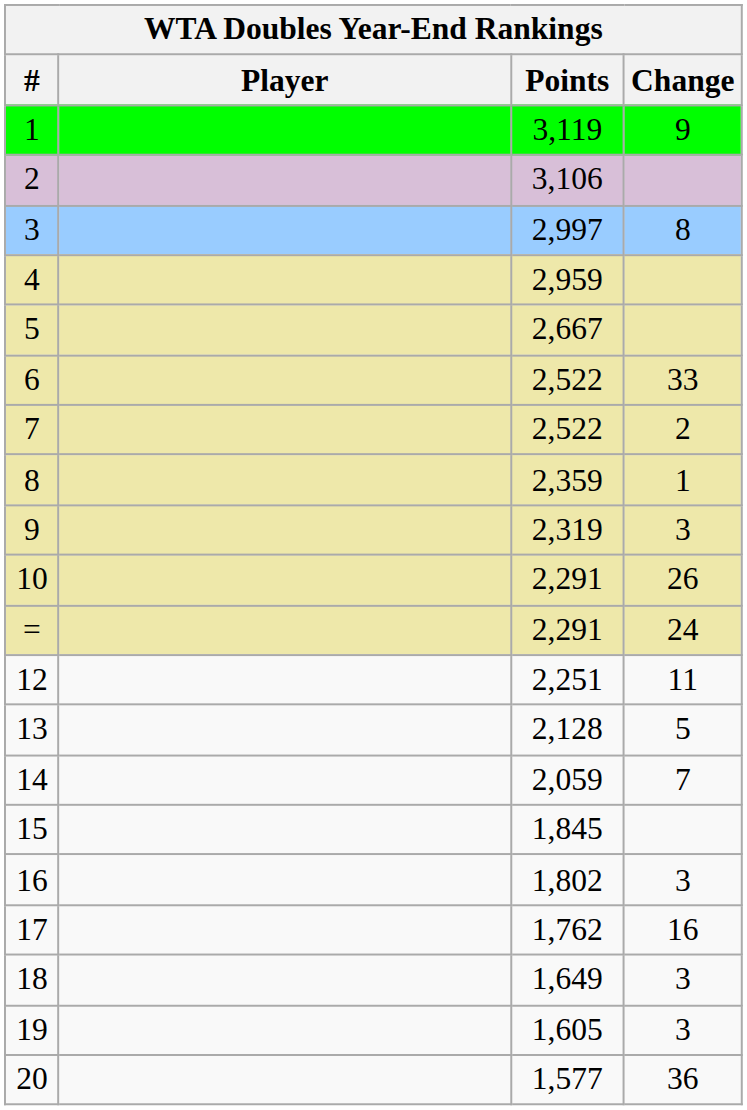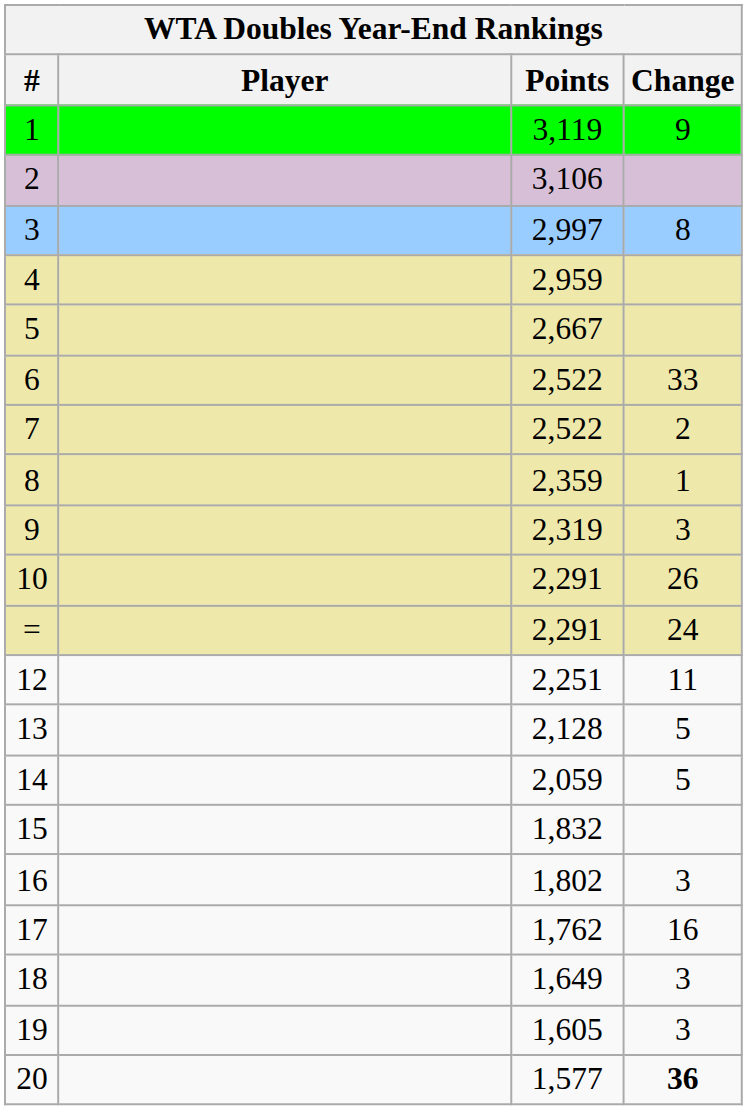(683, 779) 7 -> (683, 779) 5
(567, 829) 1,845 -> (567, 829) 1,832
(683, 1079) normal -> (683, 1079) bold
